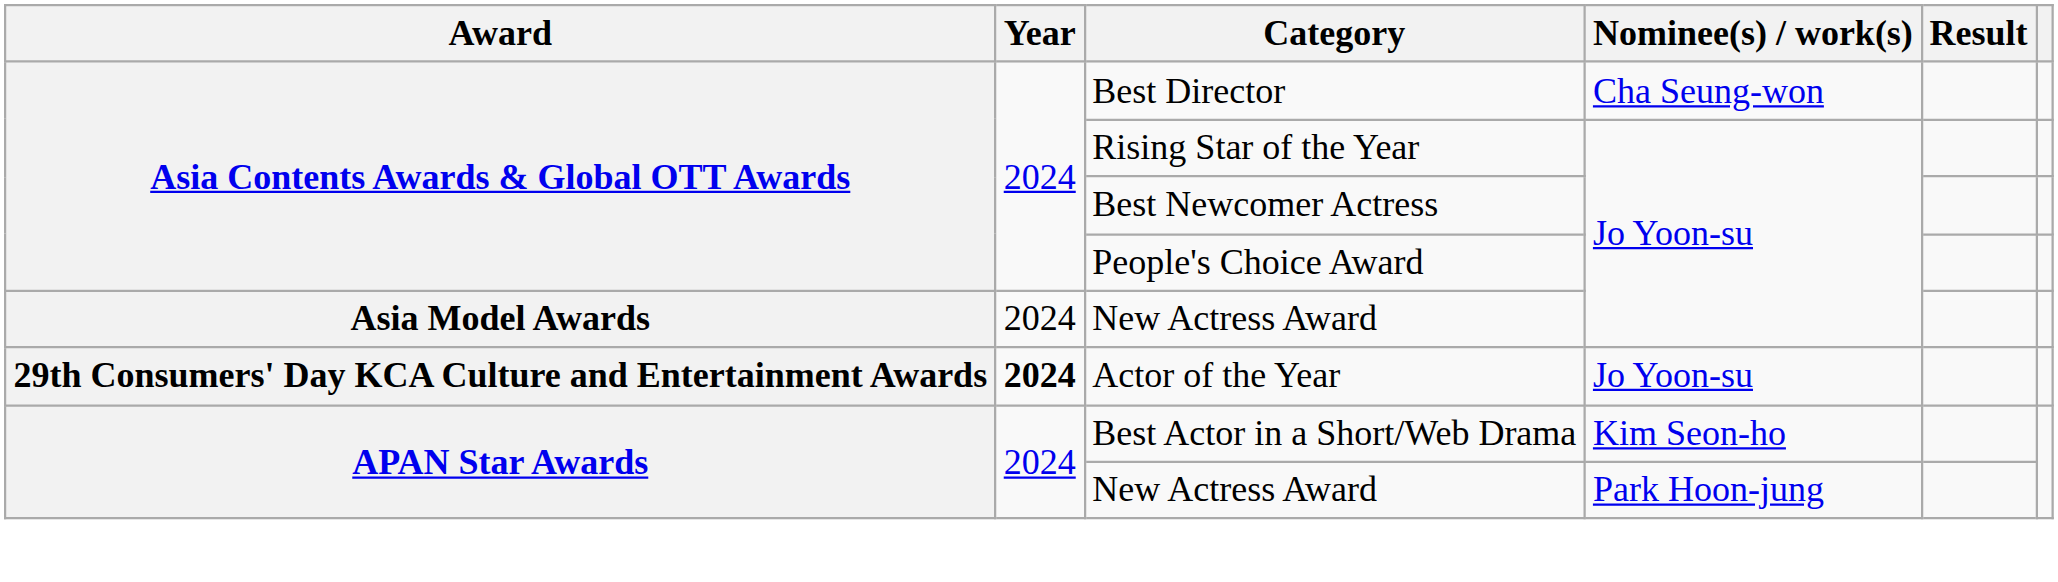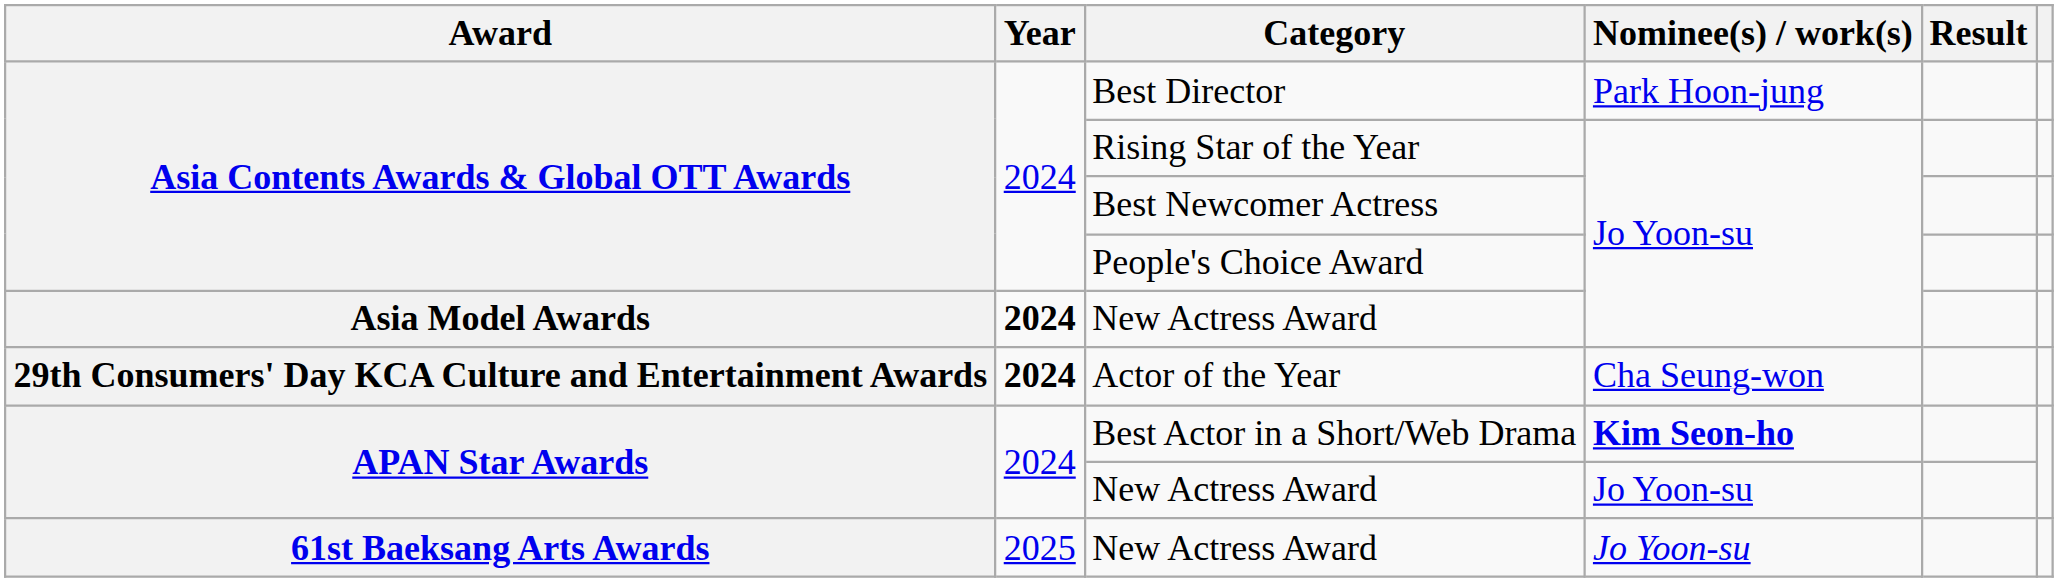(1708, 90) Cha Seung-won -> (1708, 90) Park Hoon-jung
(1040, 318) normal -> (1040, 318) bold
(1673, 375) Jo Yoon-su -> (1708, 375) Cha Seung-won
(1689, 432) normal -> (1693, 432) bold
(1708, 489) Park Hoon-jung -> (1673, 489) Jo Yoon-su
+ row: (500, 546)
